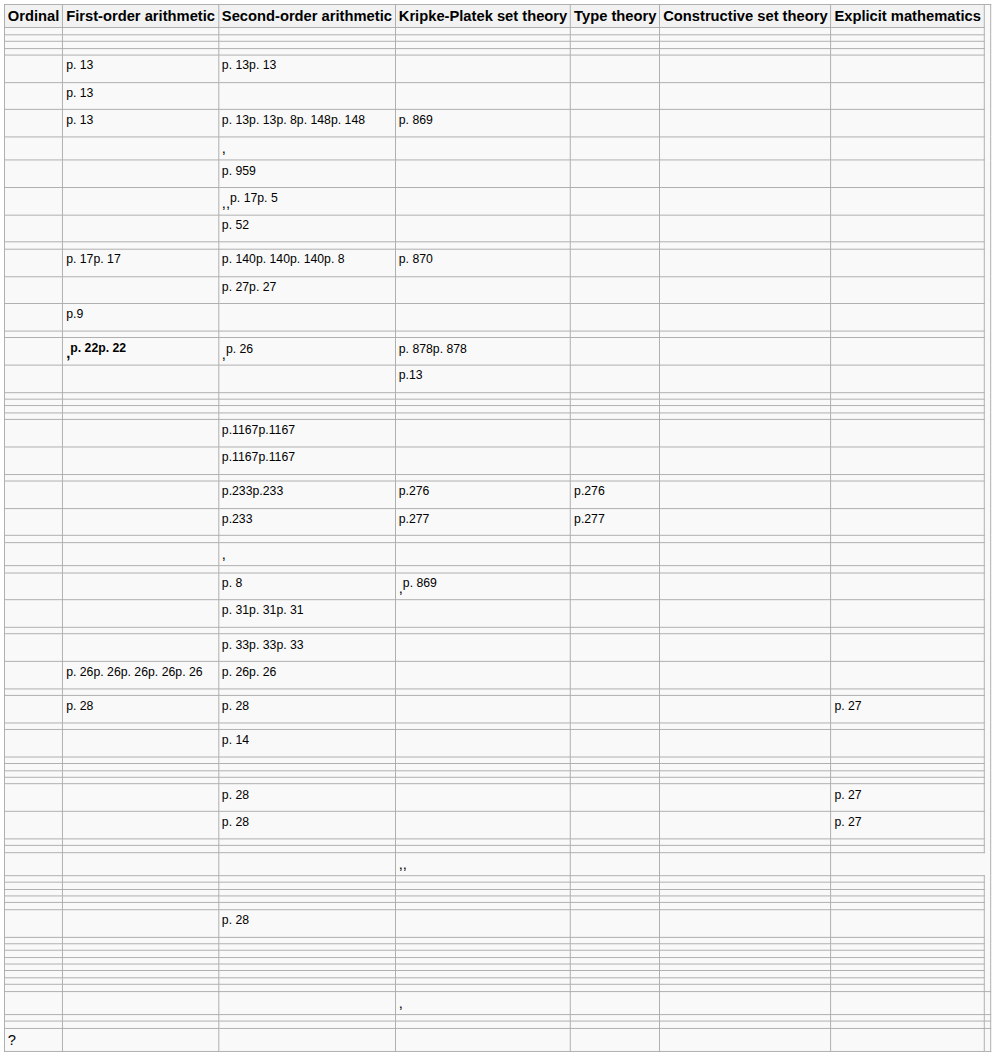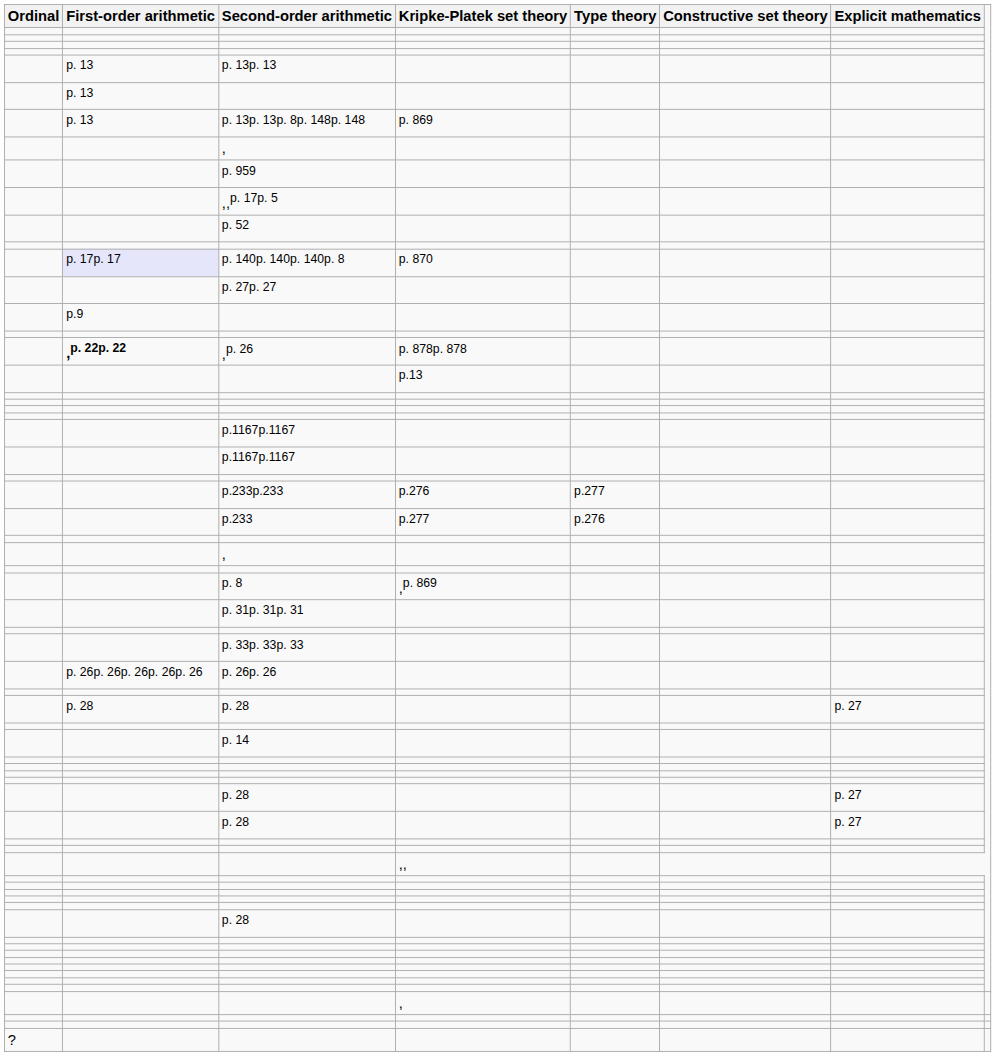(93, 259) no background -> (93, 259) lavender background
(589, 491) p.276 -> (589, 491) p.277
(589, 519) p.277 -> (589, 519) p.276
